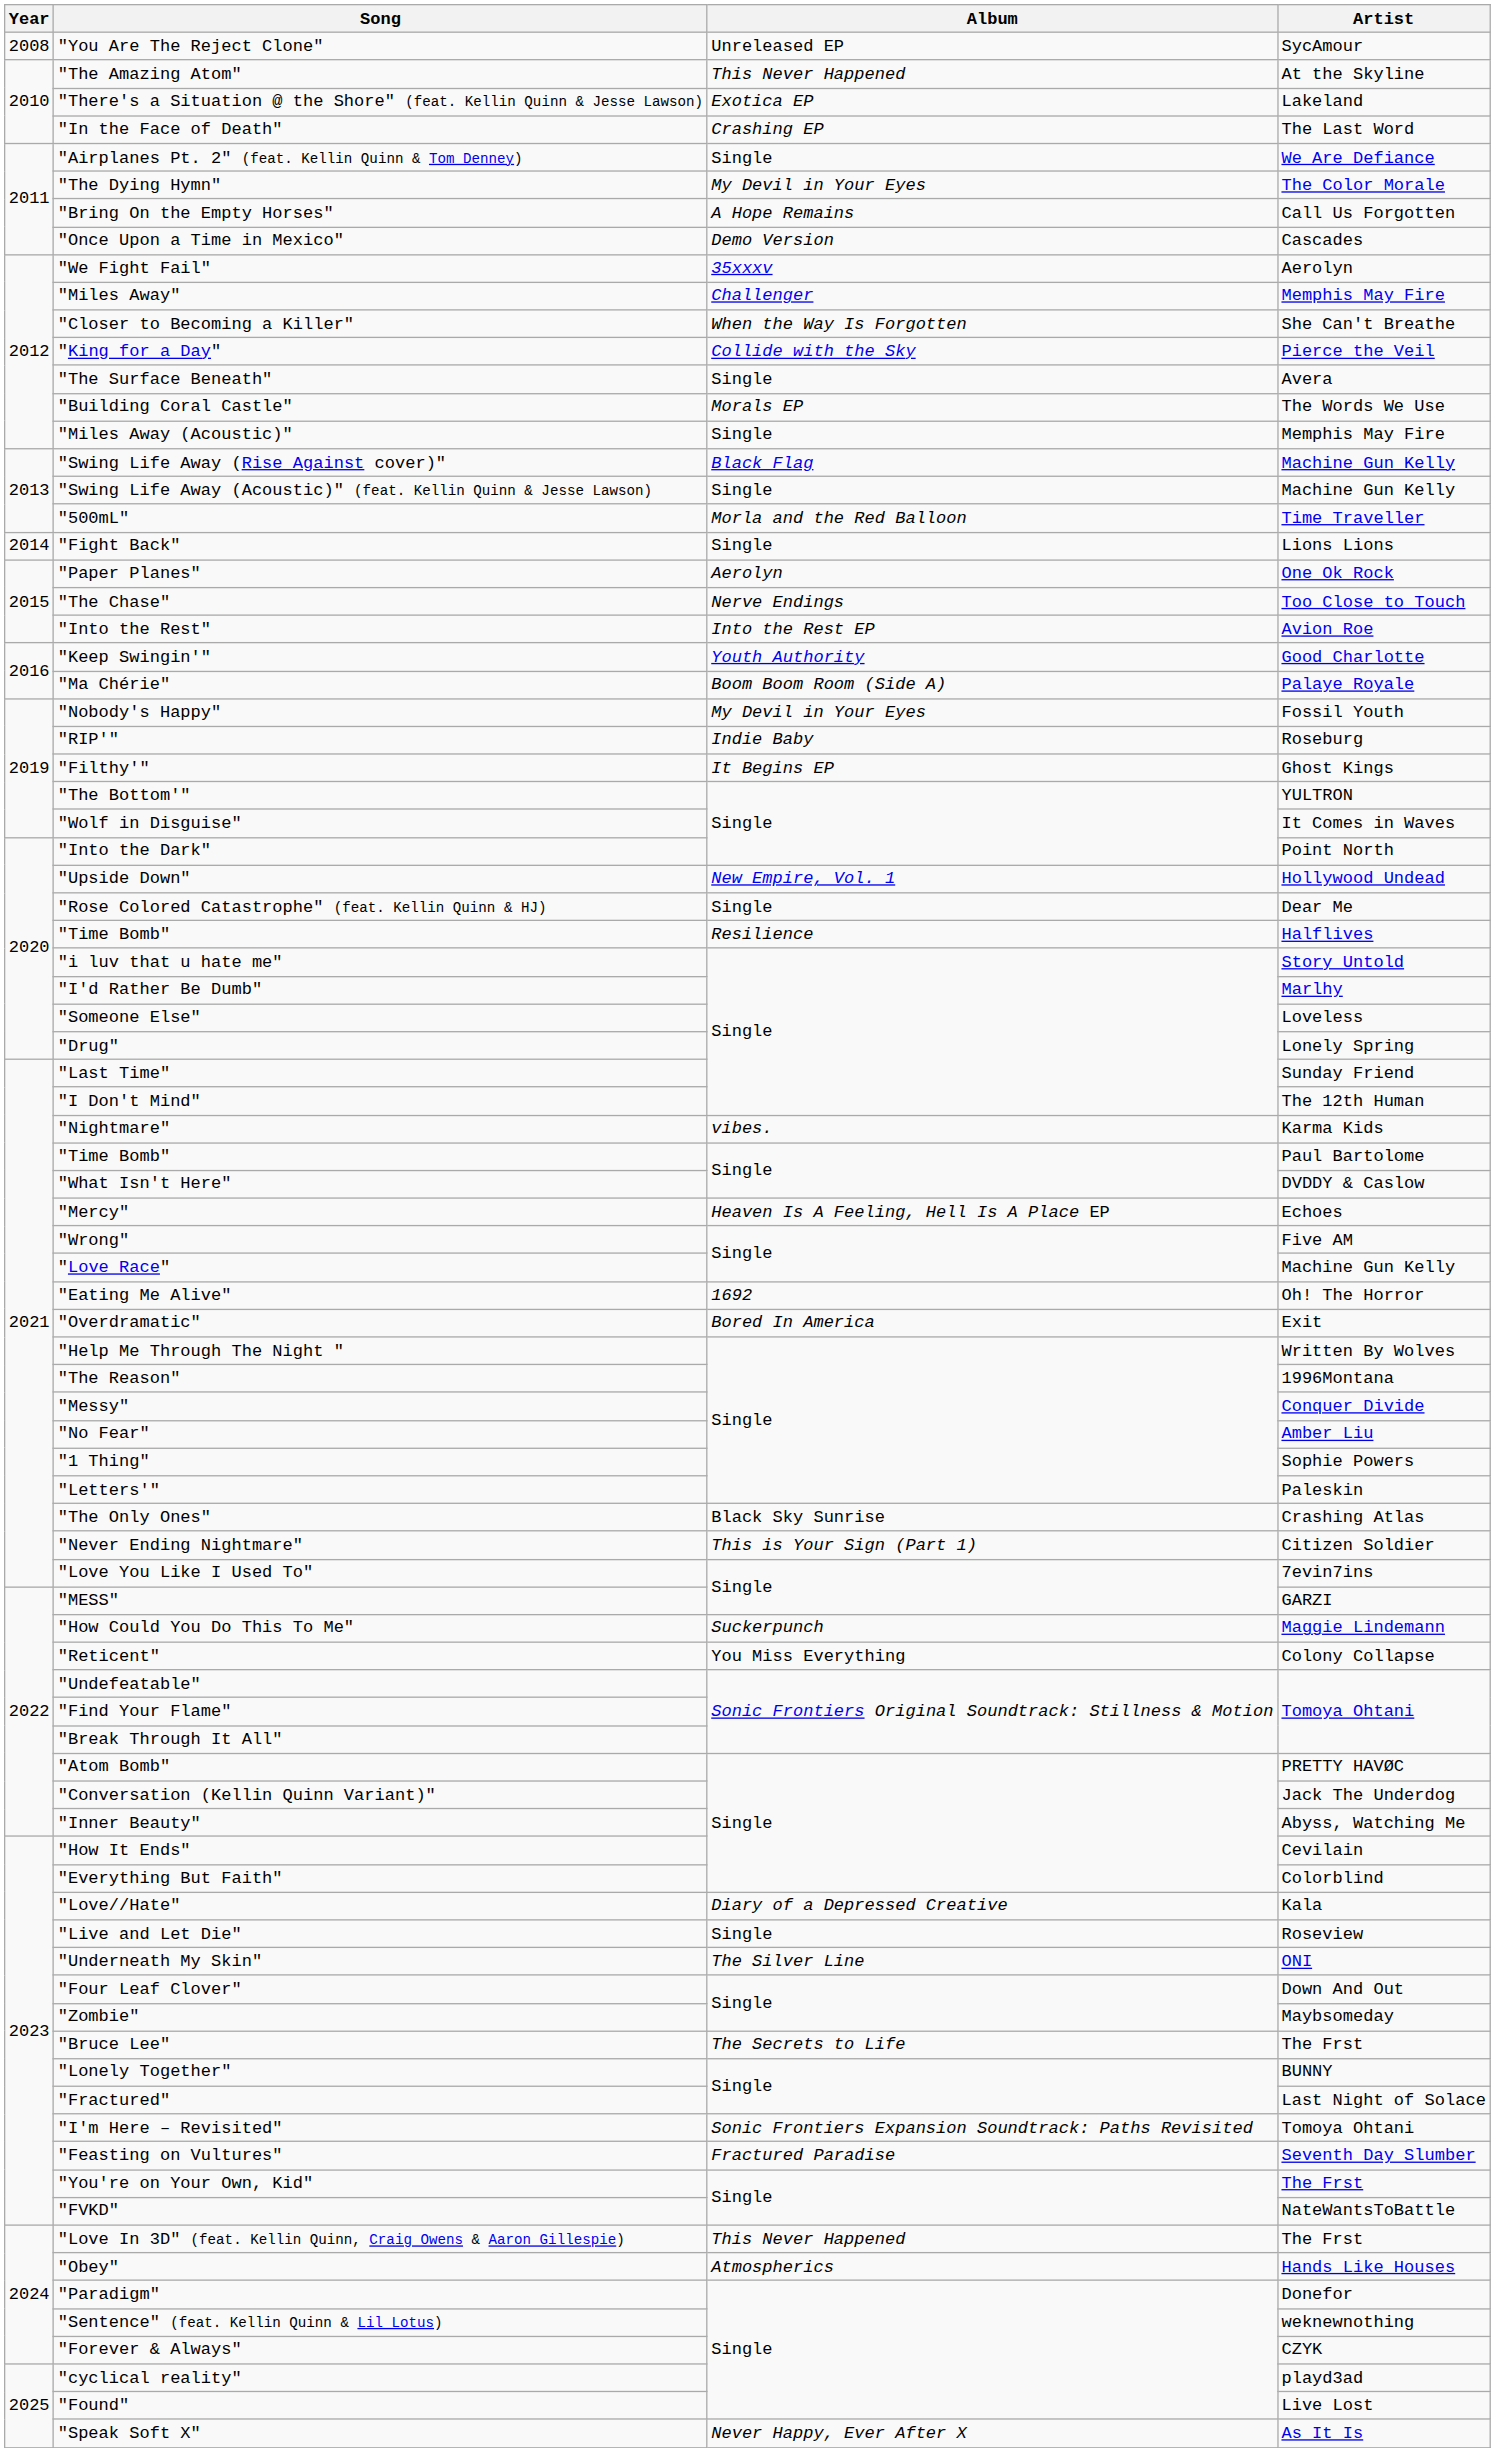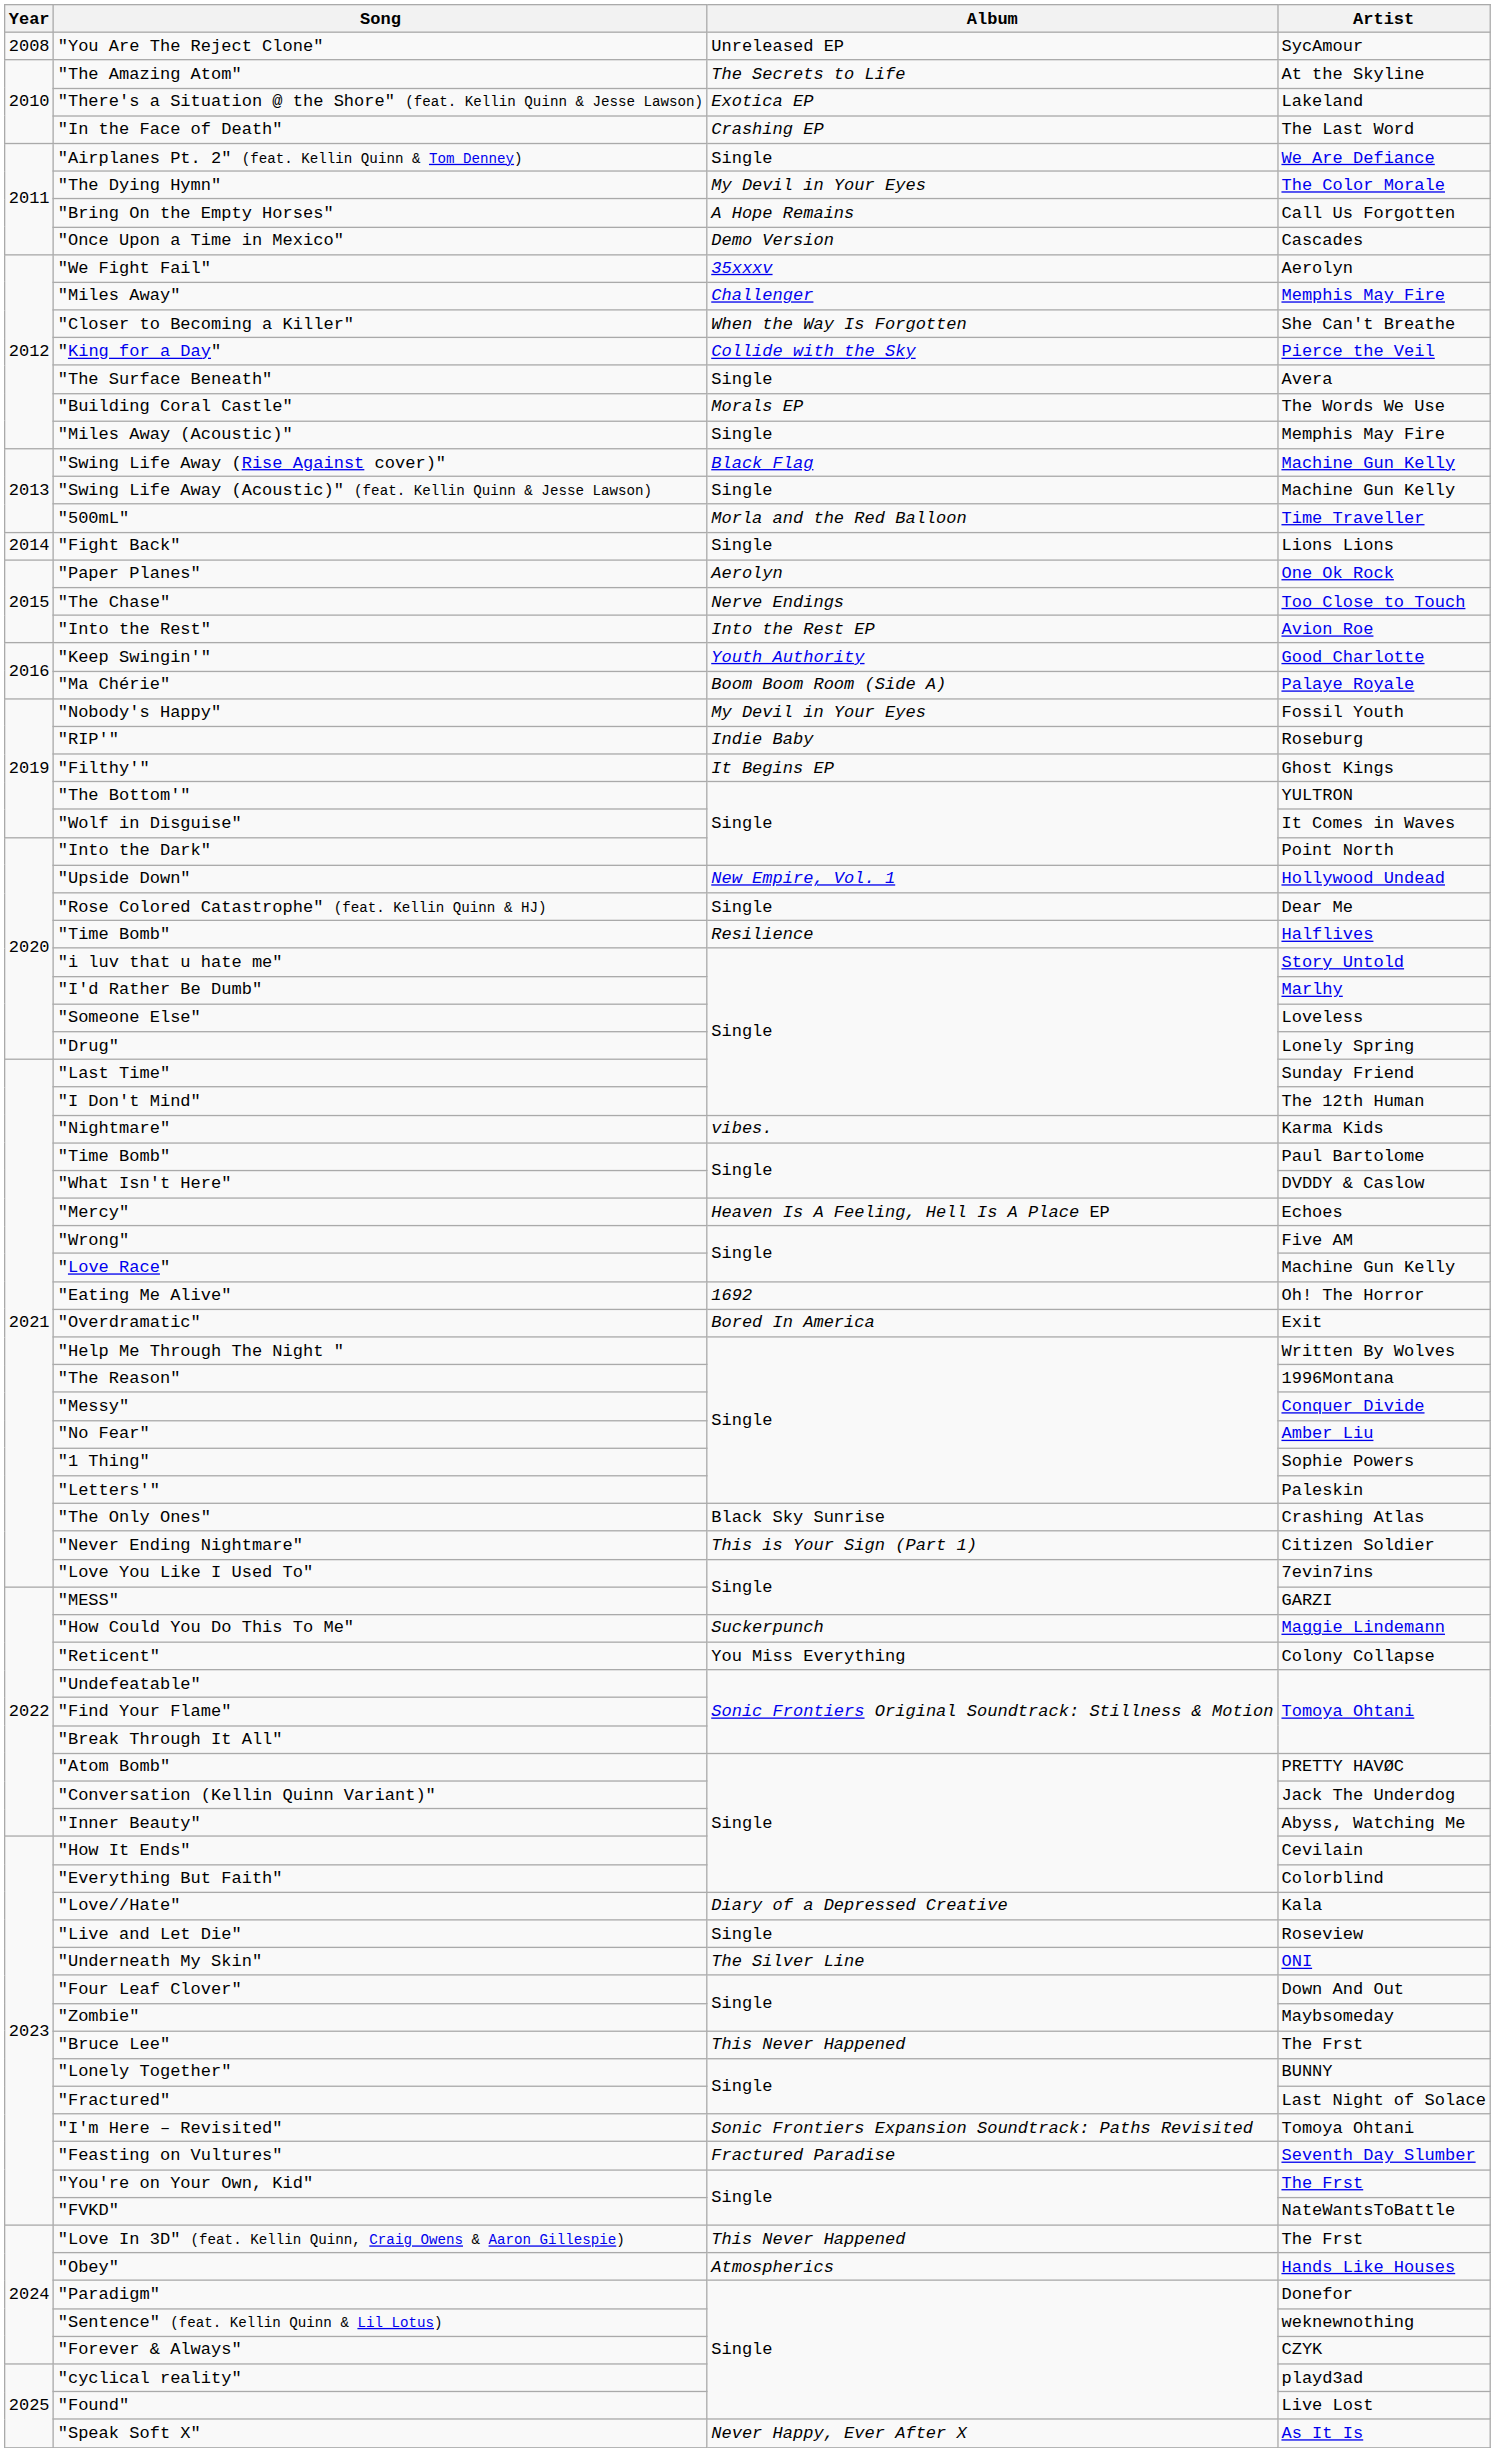(808, 74) This Never Happened -> (808, 74) The Secrets to Life
(808, 2045) The Secrets to Life -> (808, 2045) This Never Happened
